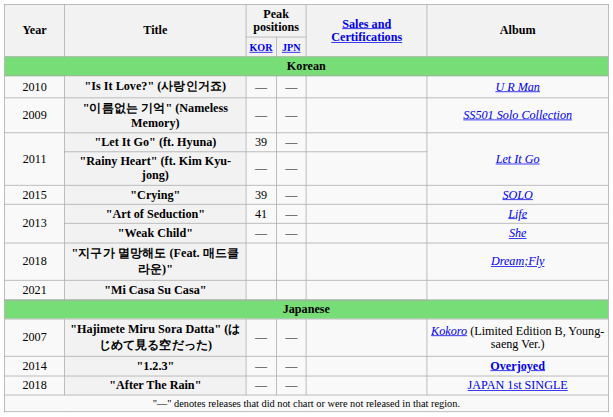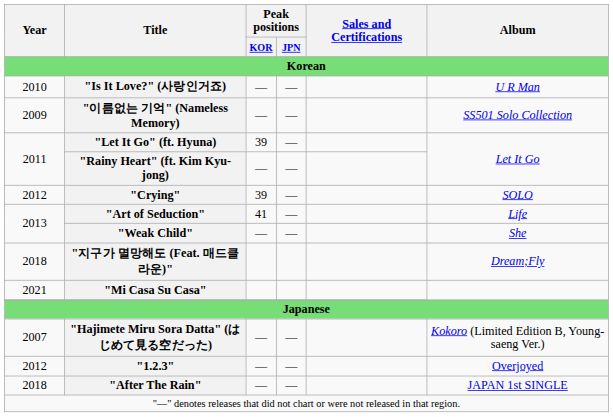(35, 194) 2015 -> (35, 194) 2012
(35, 366) 2014 -> (35, 366) 2012
(518, 366) bold -> (518, 366) normal
